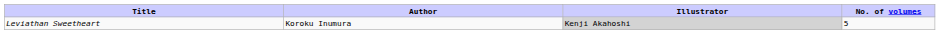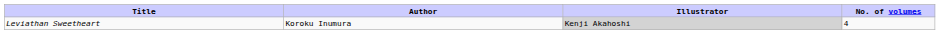(846, 23) 5 -> (846, 23) 4
